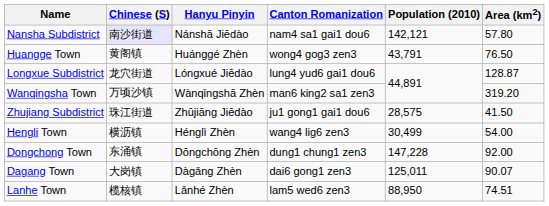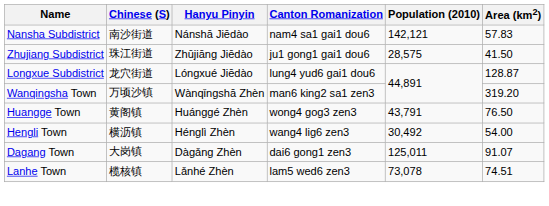(131, 34) lavender background -> (131, 34) no background
(499, 34) 57.80 -> (499, 34) 57.83
rows swapped: (55, 113) <-> (44, 54)
(405, 132) 30,499 -> (405, 132) 30,492
- row: (49, 152)
(499, 171) 90.07 -> (499, 152) 91.07
(405, 191) 88,950 -> (405, 171) 73,078
